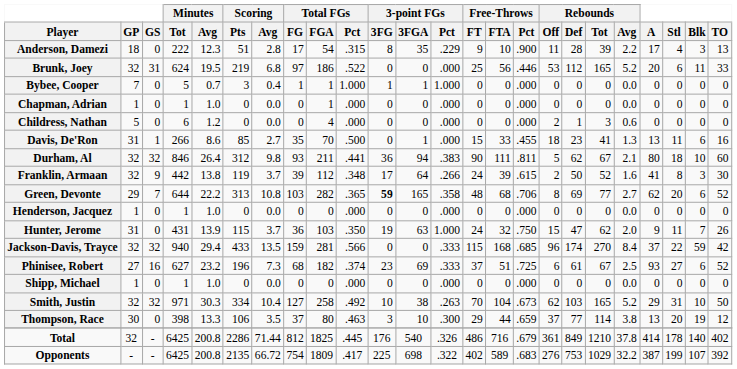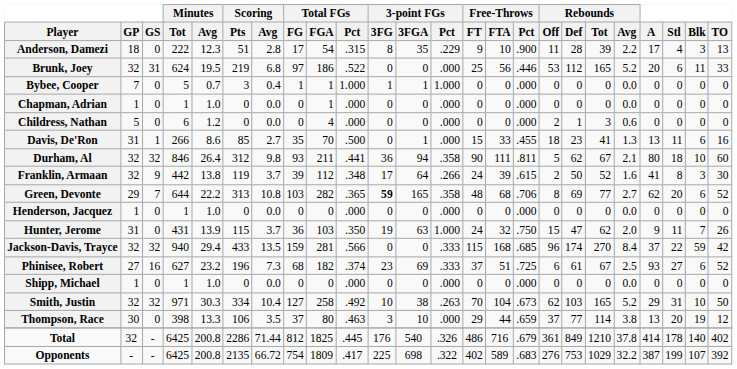(450, 158) .383 -> (450, 158) .358
(450, 320) .300 -> (450, 320) .000
